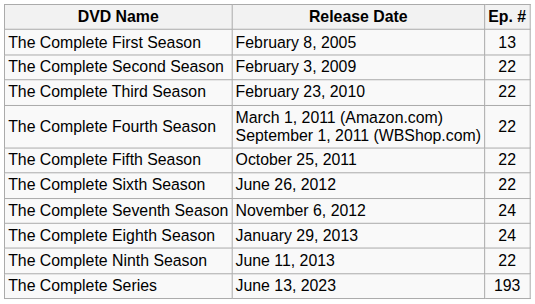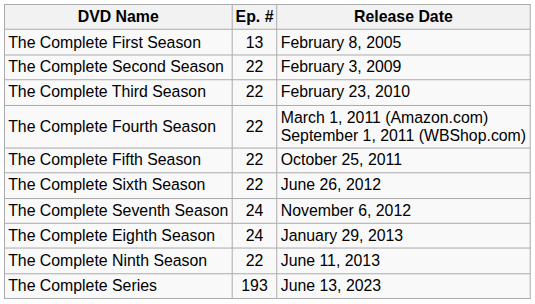columns swapped: (507, 17) <-> (358, 17)
